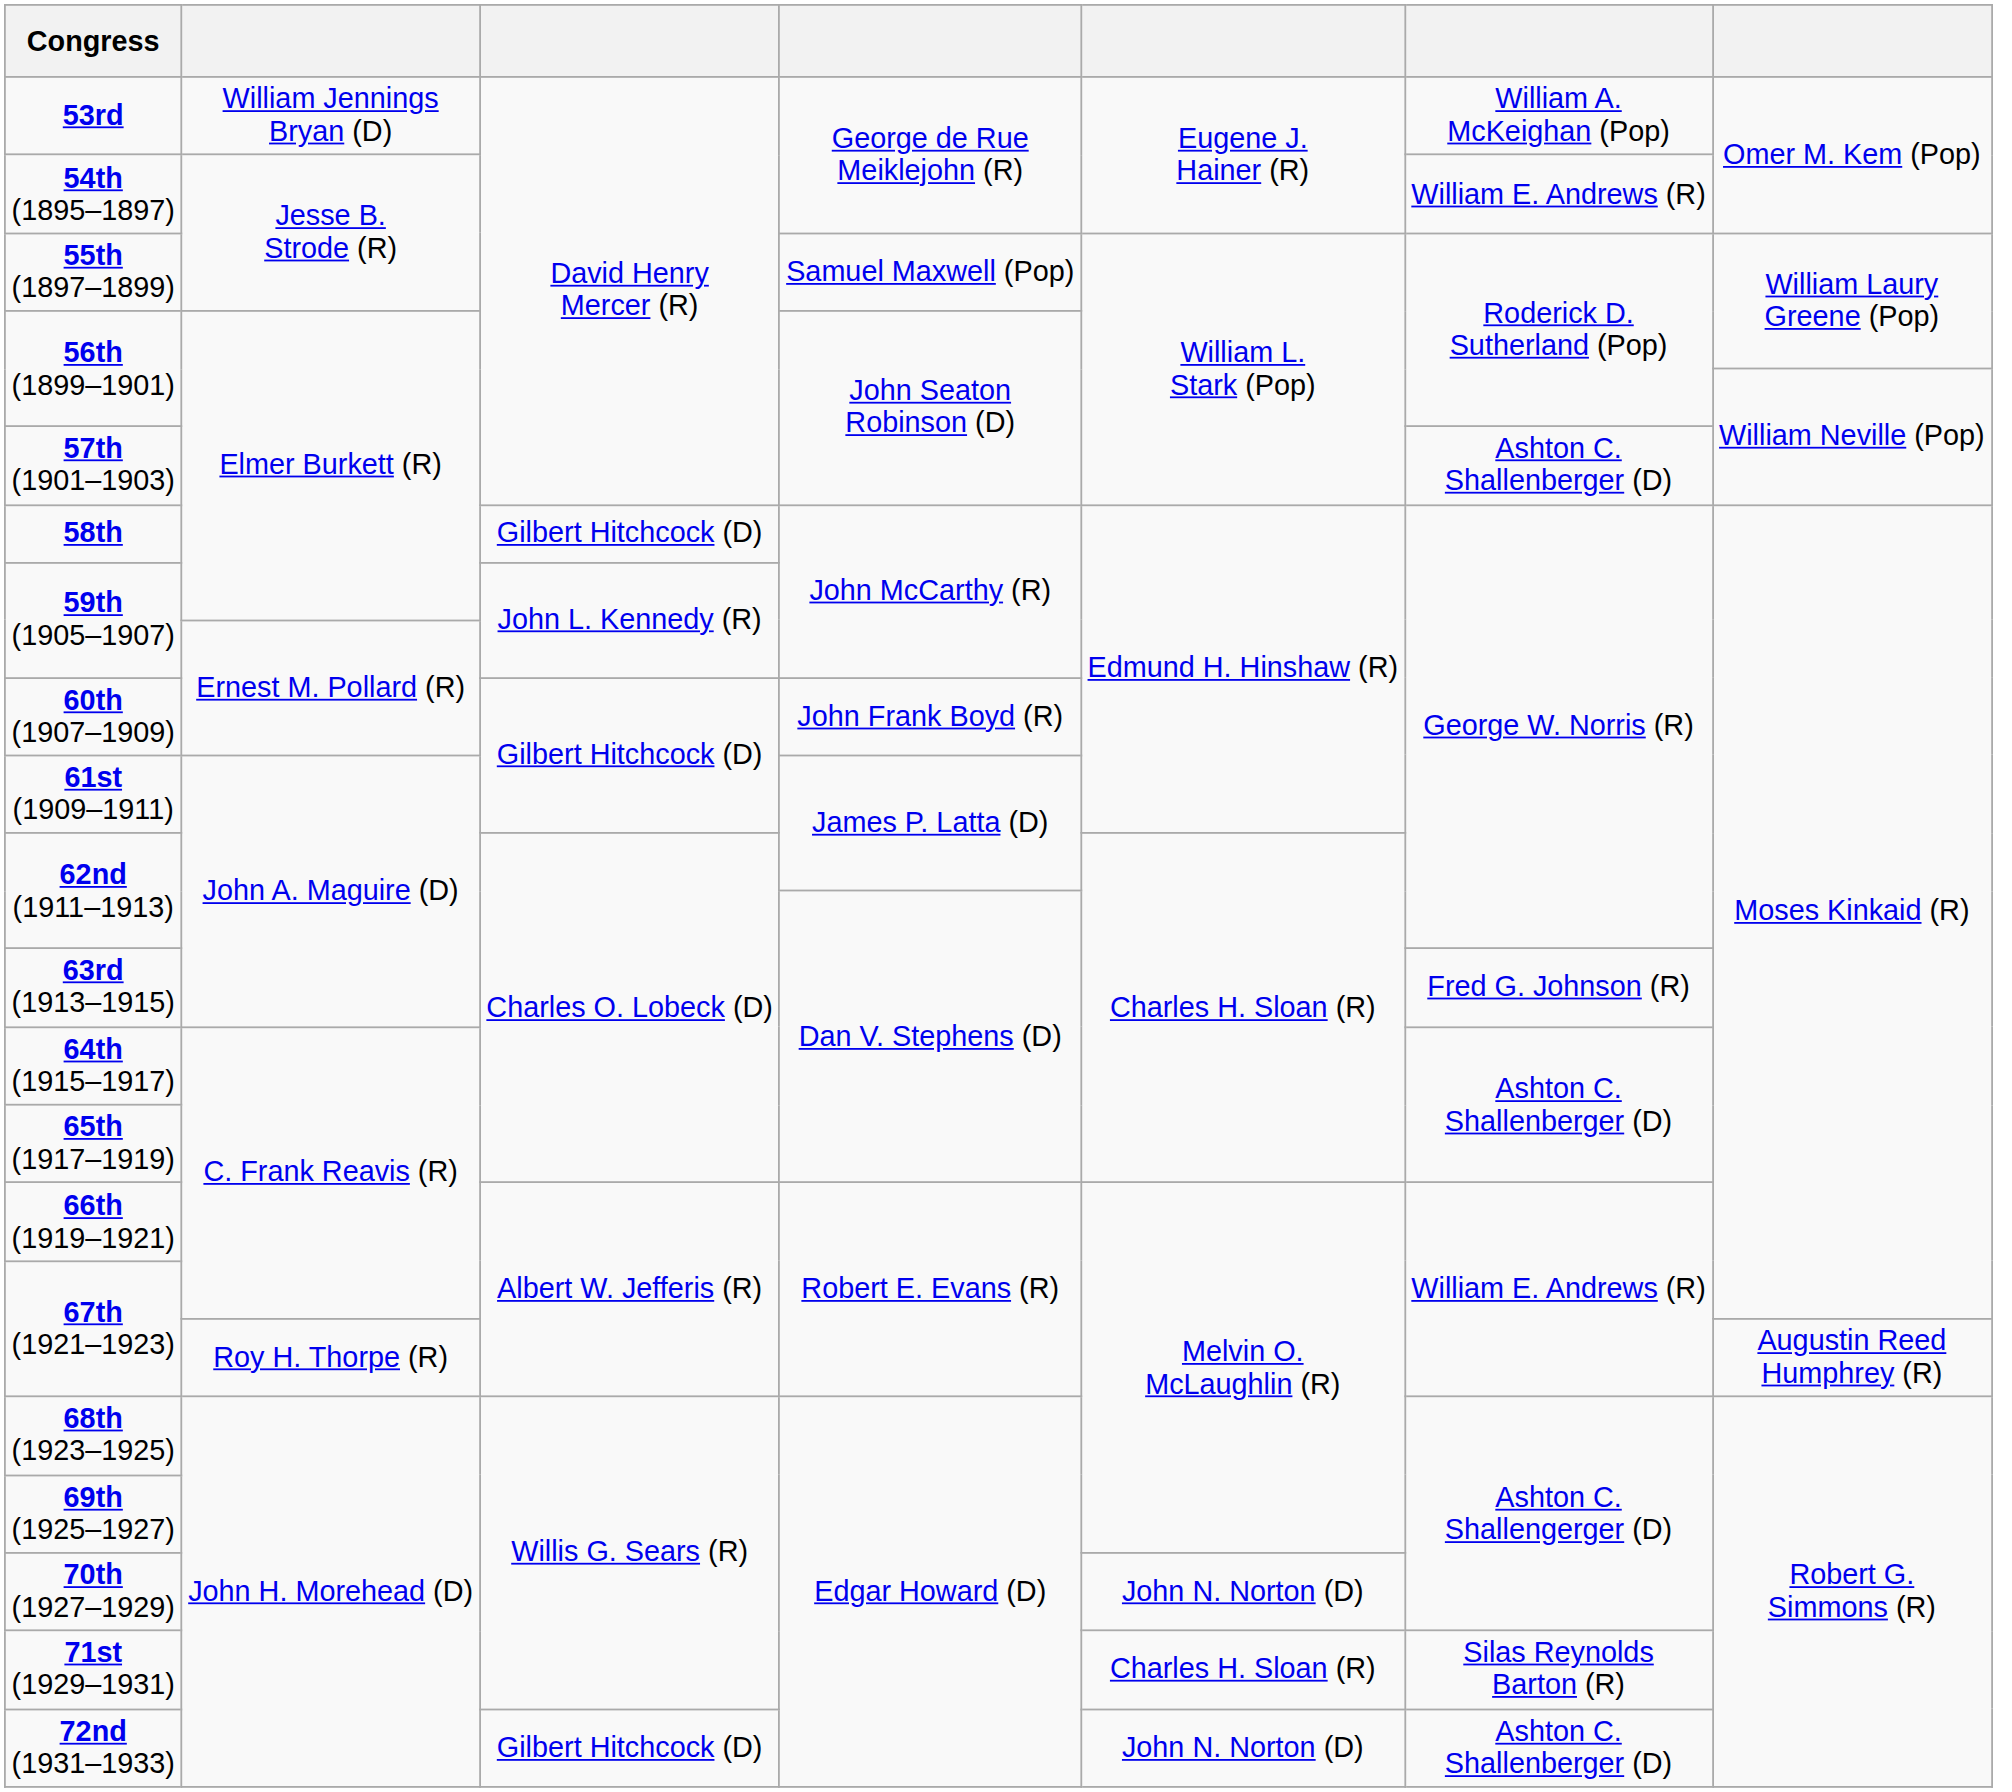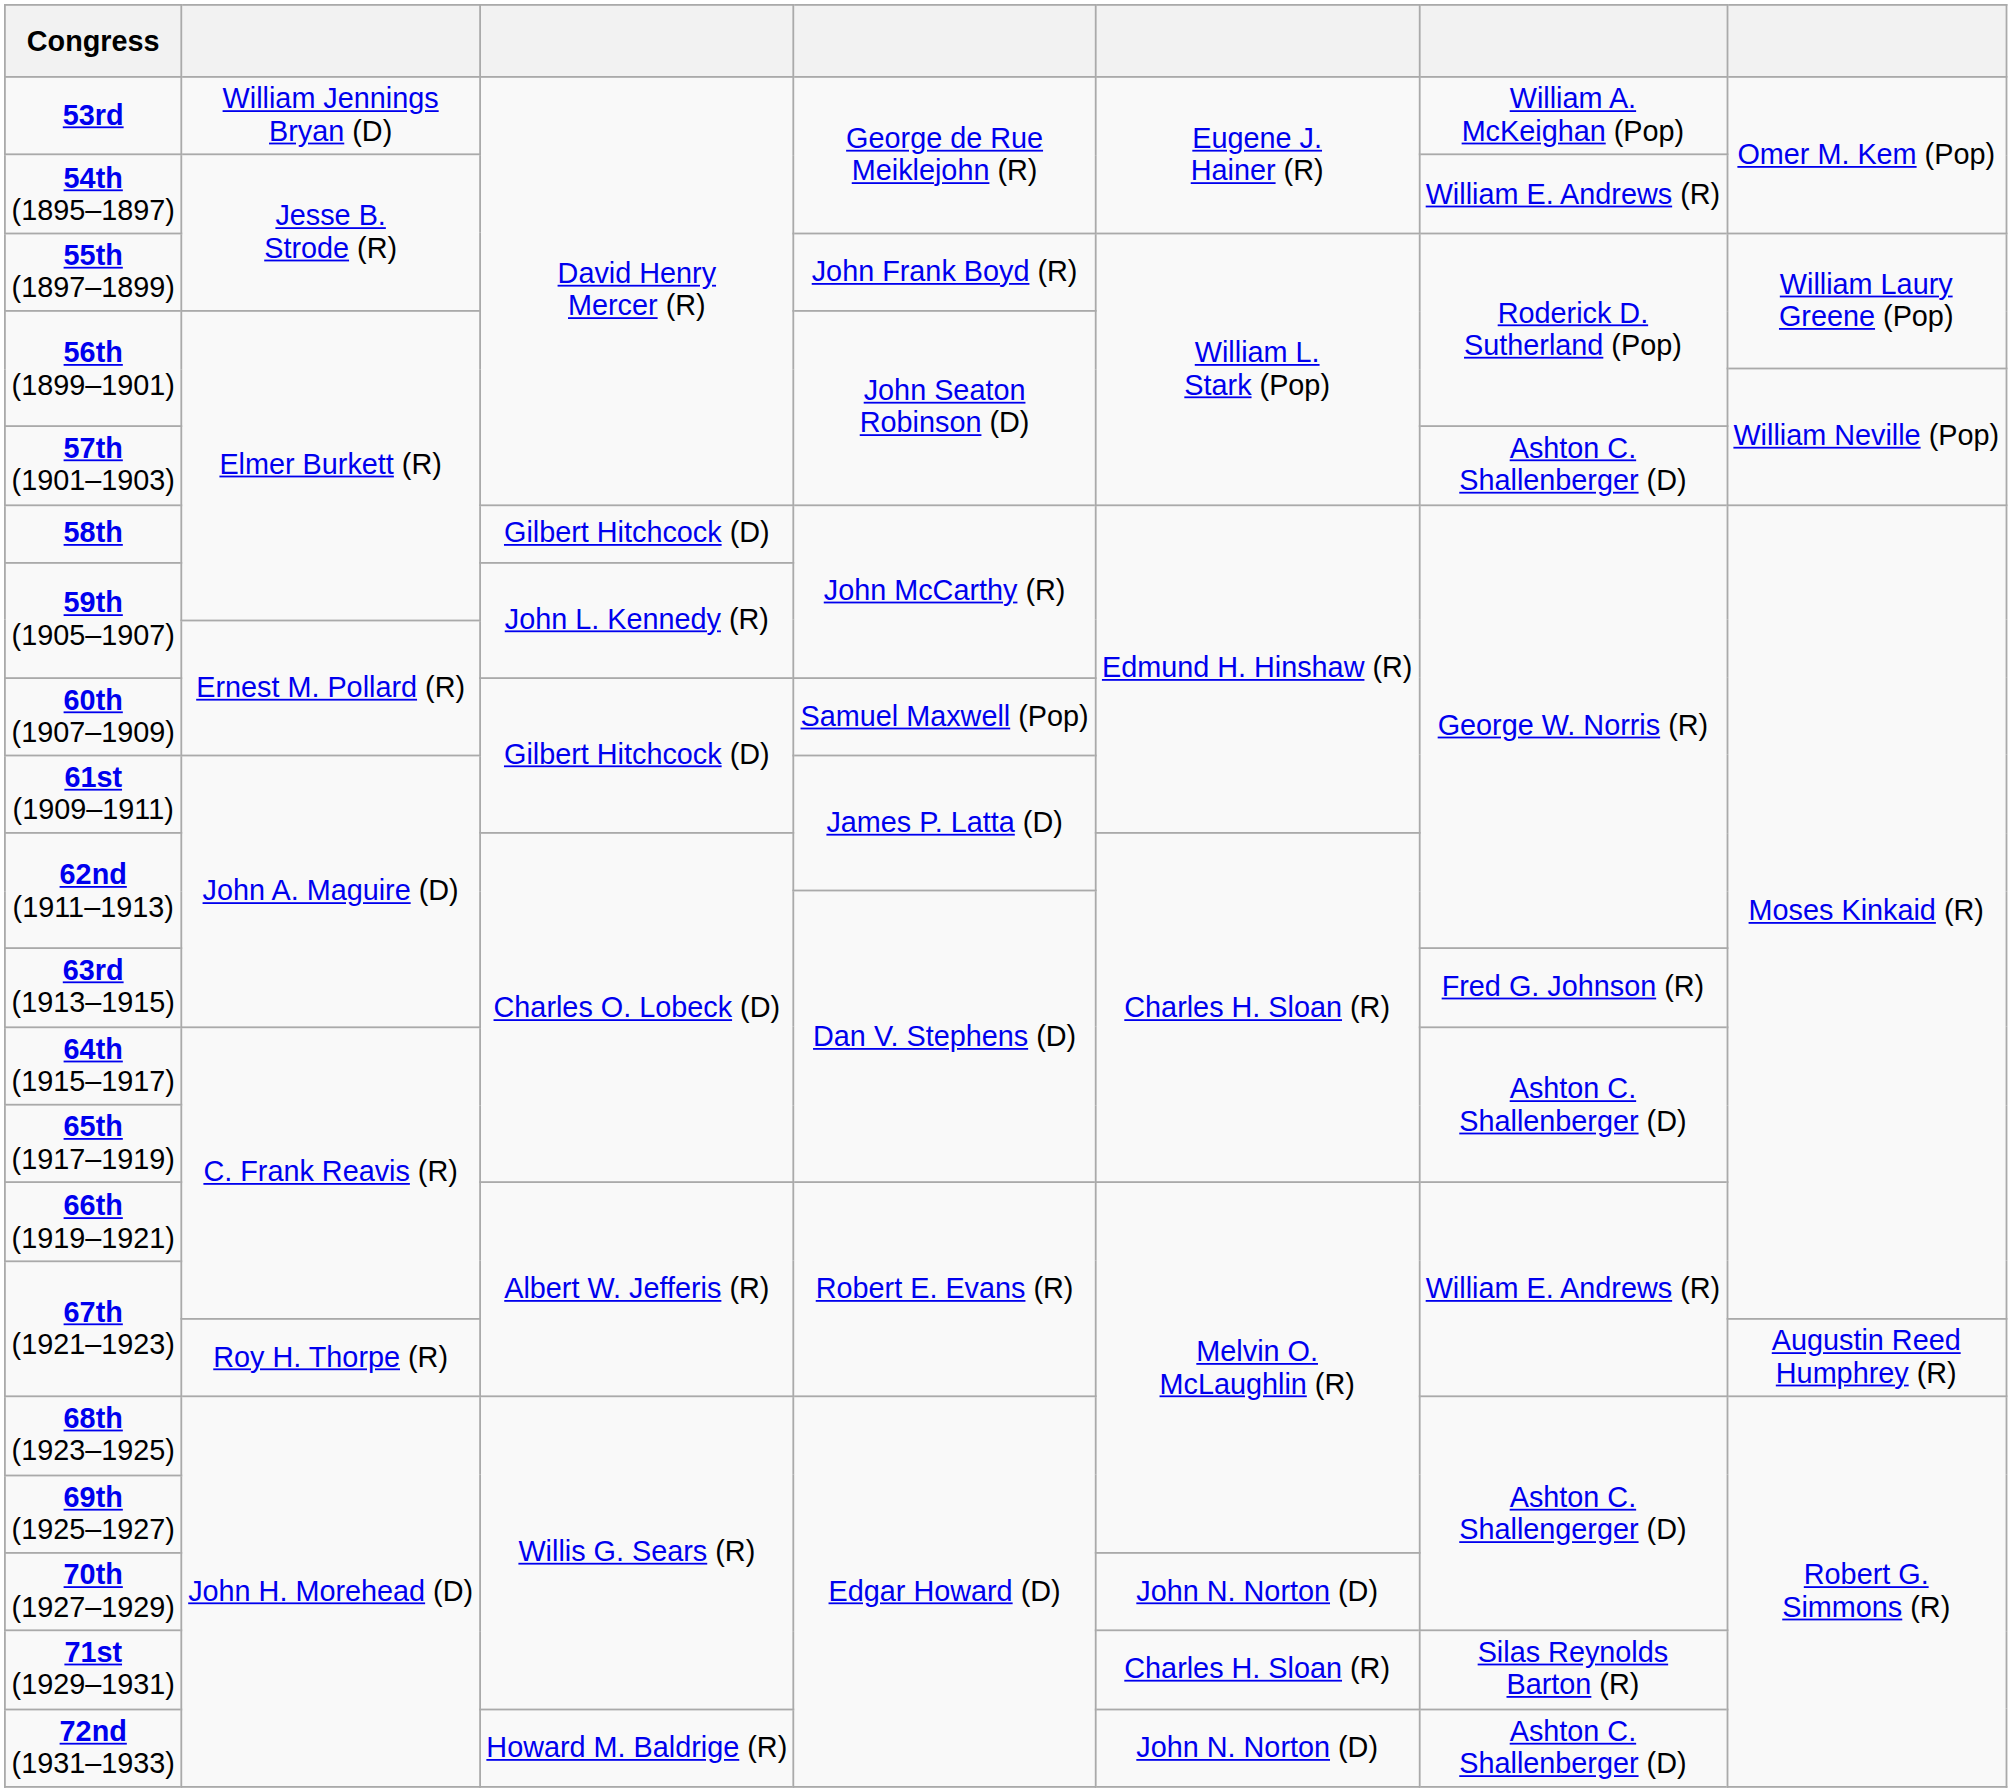(930, 271) Samuel Maxwell (Pop) -> (945, 271) John Frank Boyd (R)
(930, 715) John Frank Boyd (R) -> (945, 715) Samuel Maxwell (Pop)
(630, 1747) Gilbert Hitchcock (D) -> (637, 1747) Howard M. Baldrige (R)
